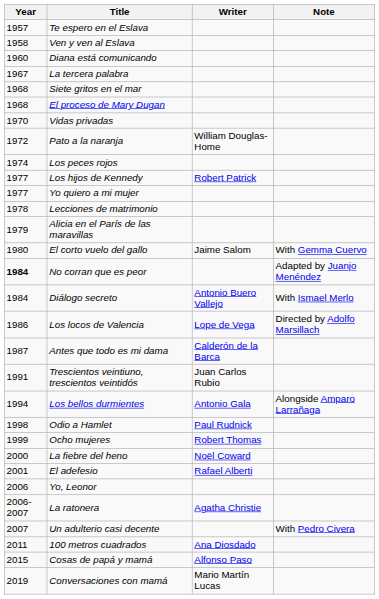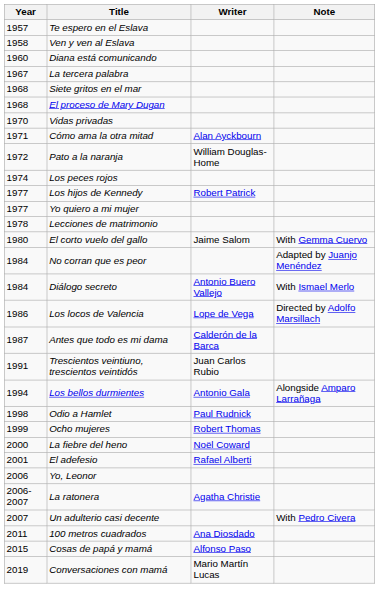+ row: (101, 136)
- row: (100, 229)
(17, 271) bold -> (17, 260) normal
